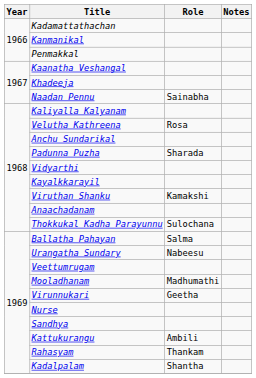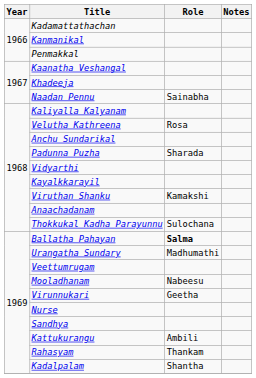(180, 239) normal -> (180, 239) bold
(185, 253) Nabeesu -> (193, 253) Madhumathi
(193, 281) Madhumathi -> (185, 281) Nabeesu
